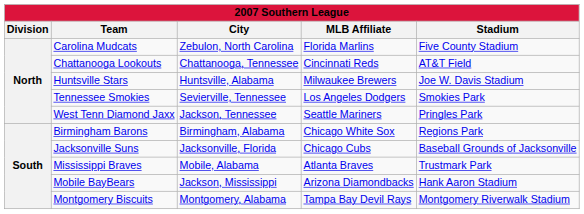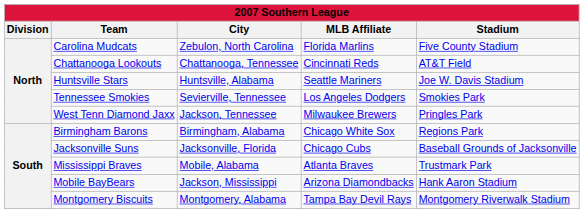(350, 81) Milwaukee Brewers -> (343, 81) Seattle Mariners
(343, 115) Seattle Mariners -> (350, 115) Milwaukee Brewers
